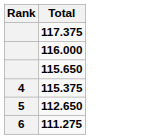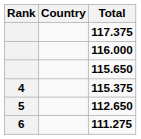+ column: (63, 13)
